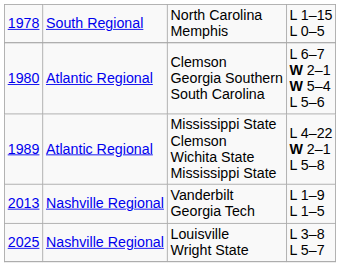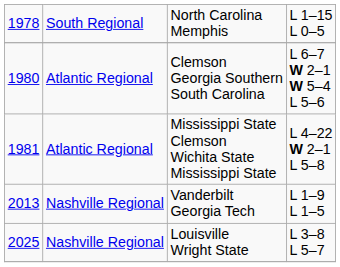(24, 149) 1989 -> (24, 149) 1981
